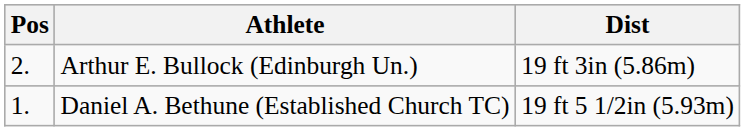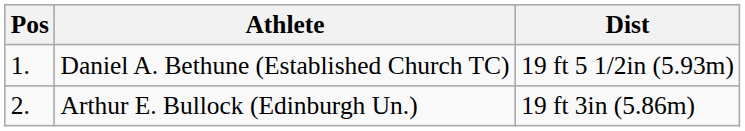rows swapped: (285, 105) <-> (239, 65)
